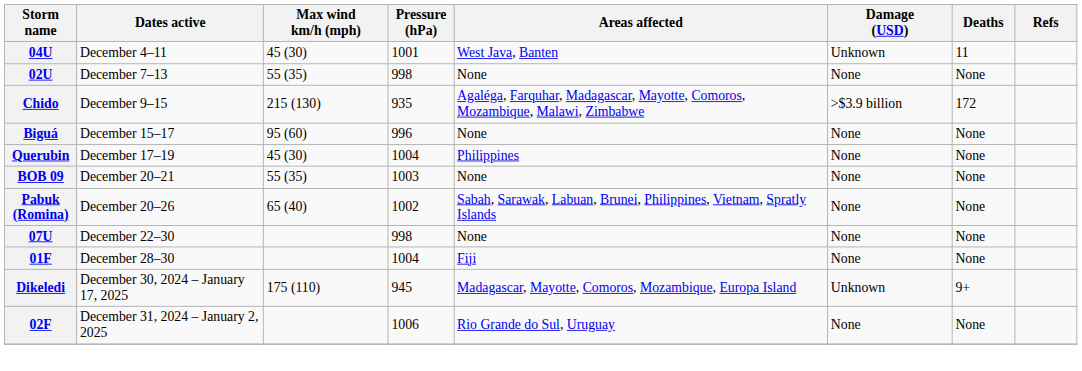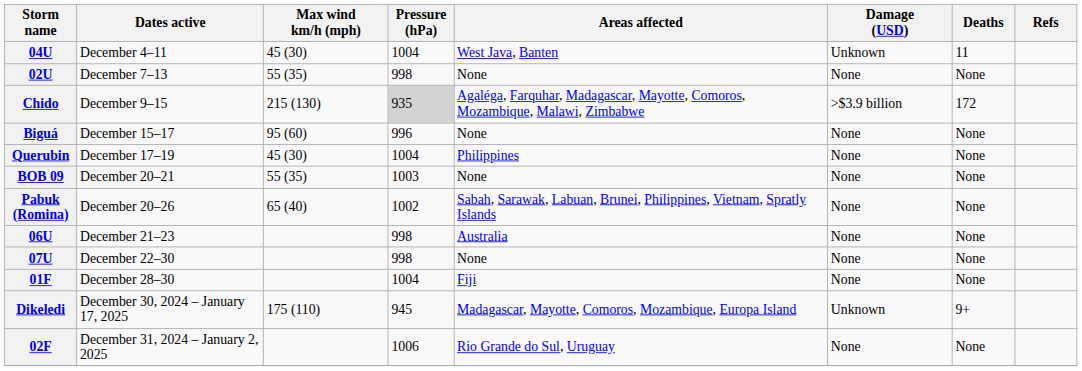(405, 52) 1001 -> (405, 52) 1004
(402, 104) no background -> (402, 104) lightgrey background
+ row: (41, 236)
